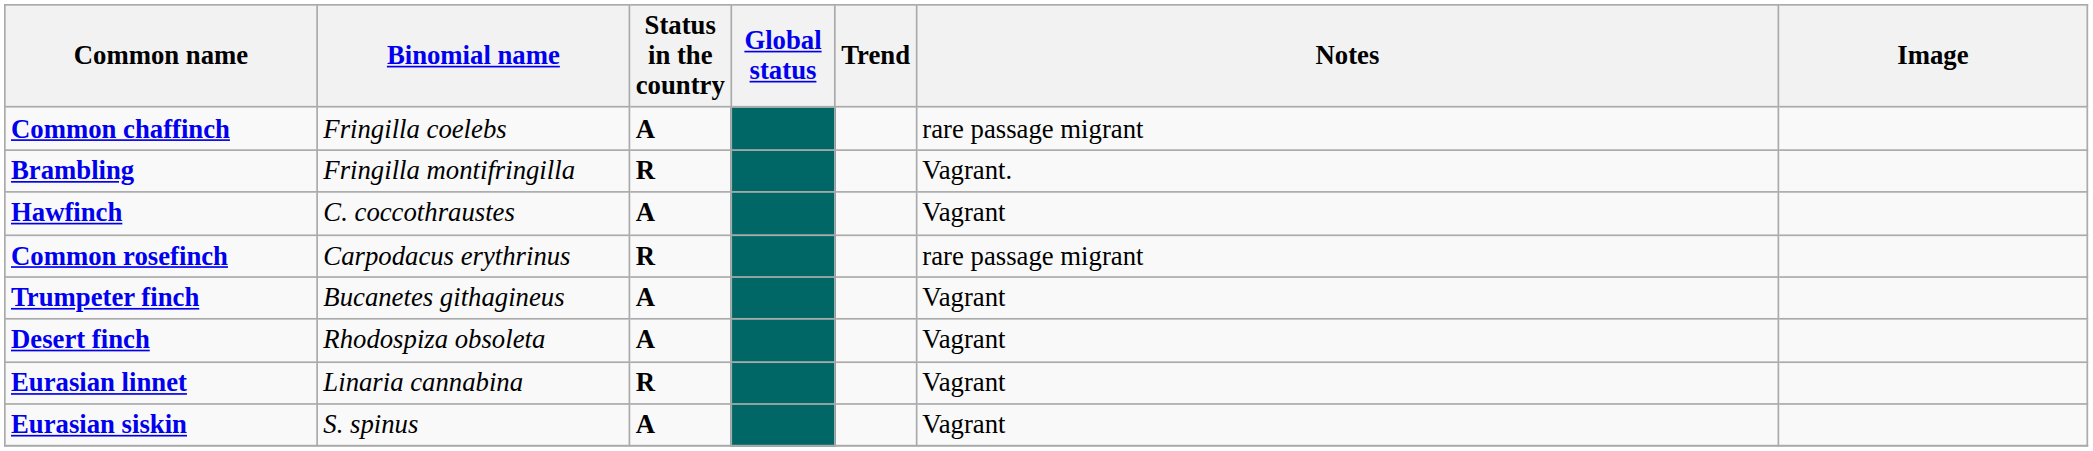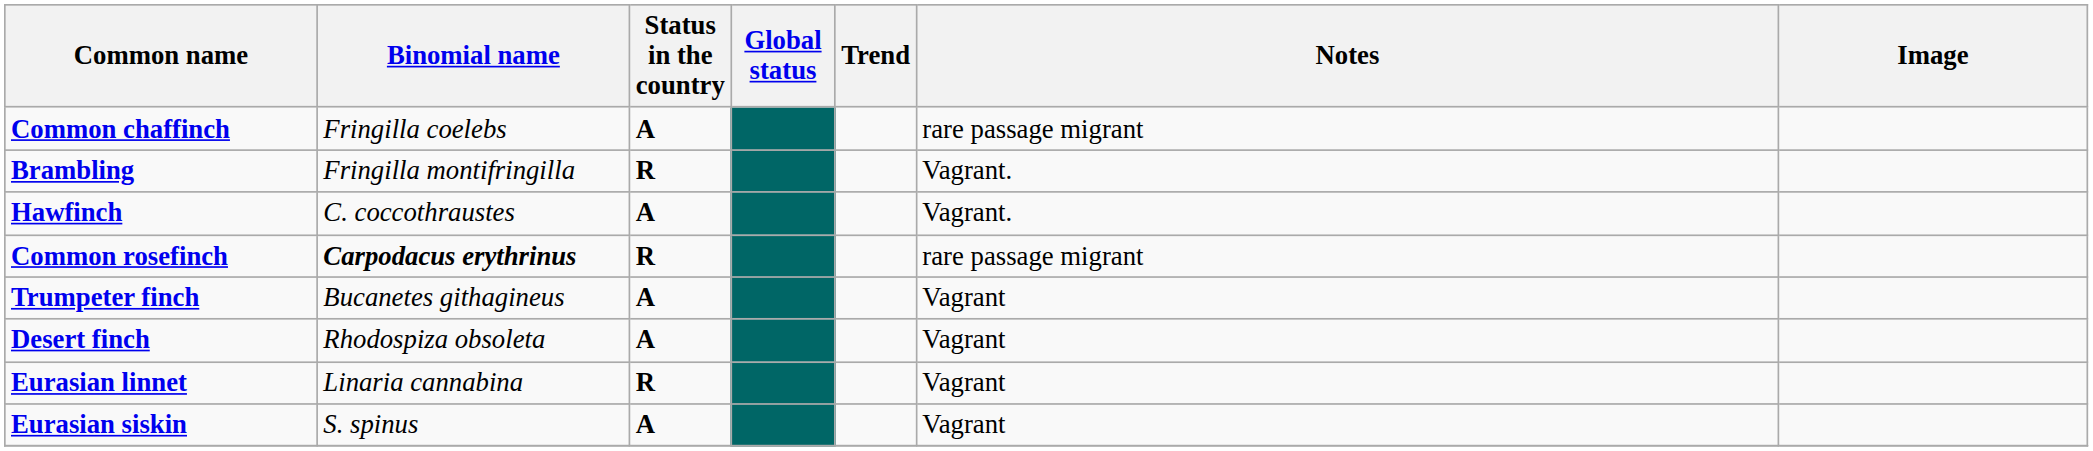(964, 212) Vagrant -> (967, 212) Vagrant.
(447, 255) normal -> (450, 255) bold
